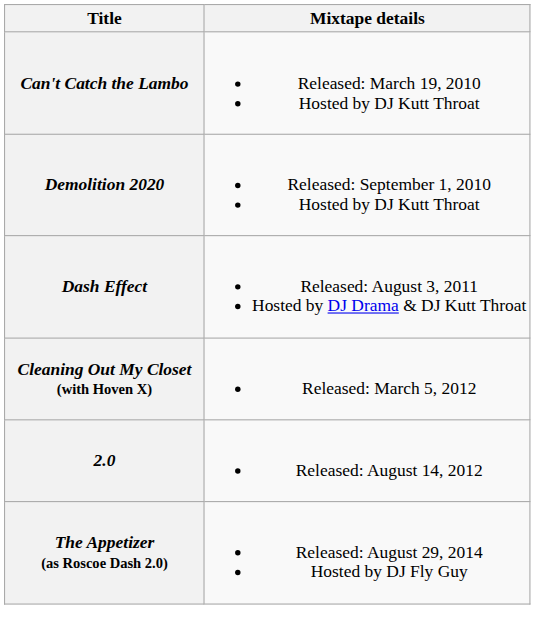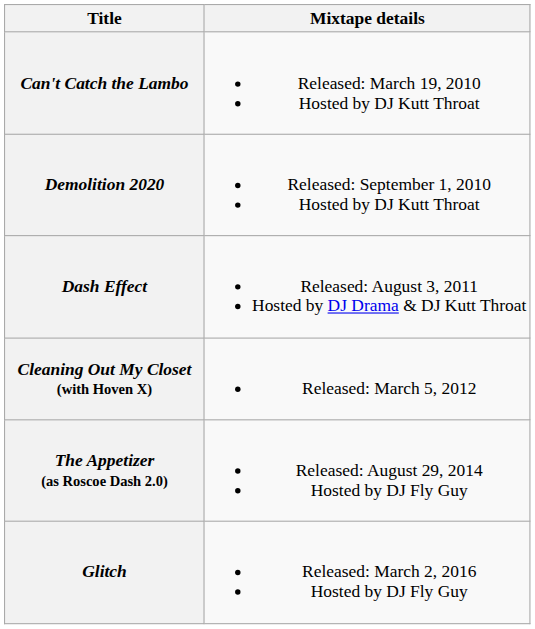- row: (104, 460)
+ row: (104, 572)
